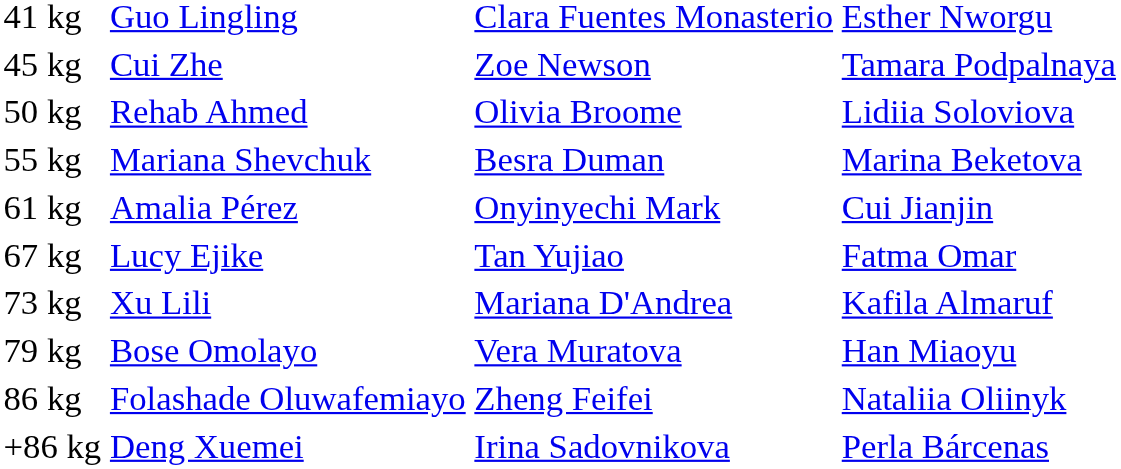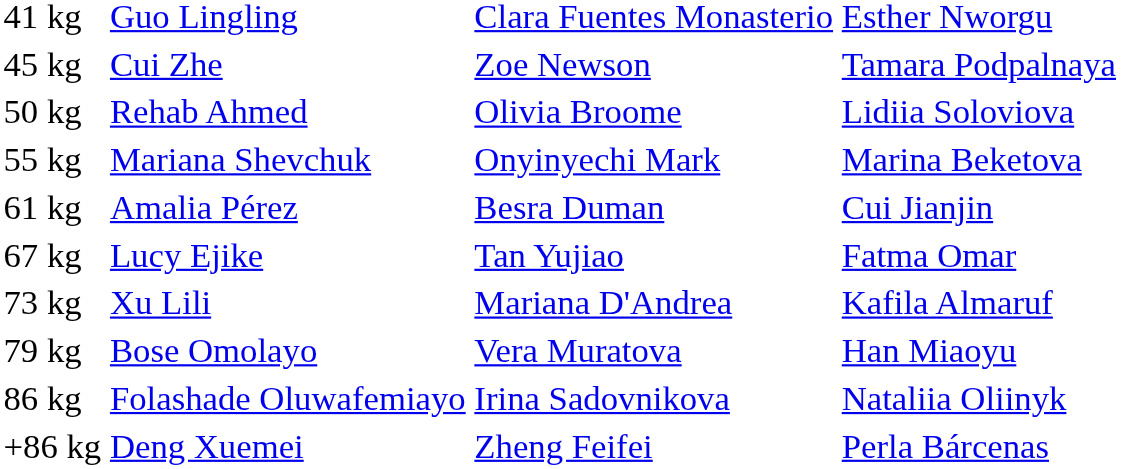(569, 159) Besra Duman -> (597, 159) Onyinyechi Mark
(597, 207) Onyinyechi Mark -> (569, 207) Besra Duman
(564, 398) Zheng Feifei -> (602, 398) Irina Sadovnikova
(602, 446) Irina Sadovnikova -> (564, 446) Zheng Feifei
